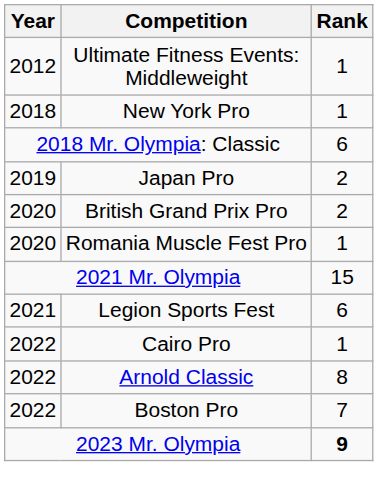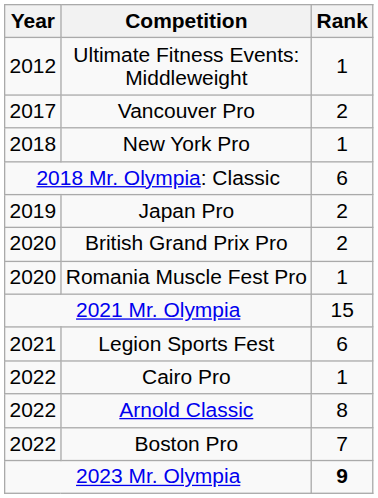+ row: (186, 111)
